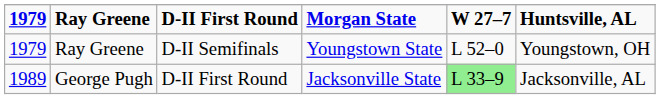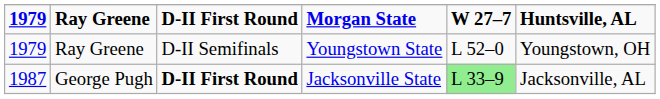(28, 78) 1989 -> (28, 78) 1987
(224, 78) normal -> (230, 78) bold
